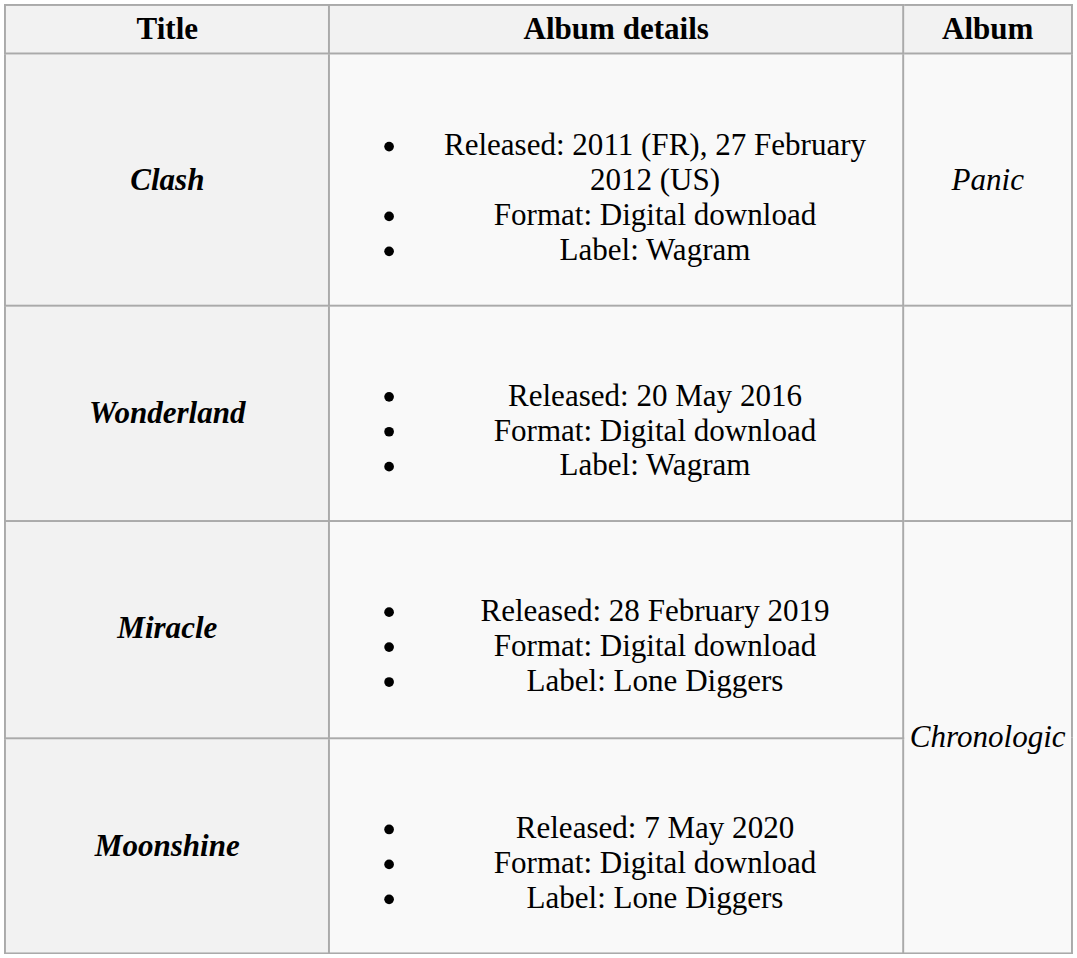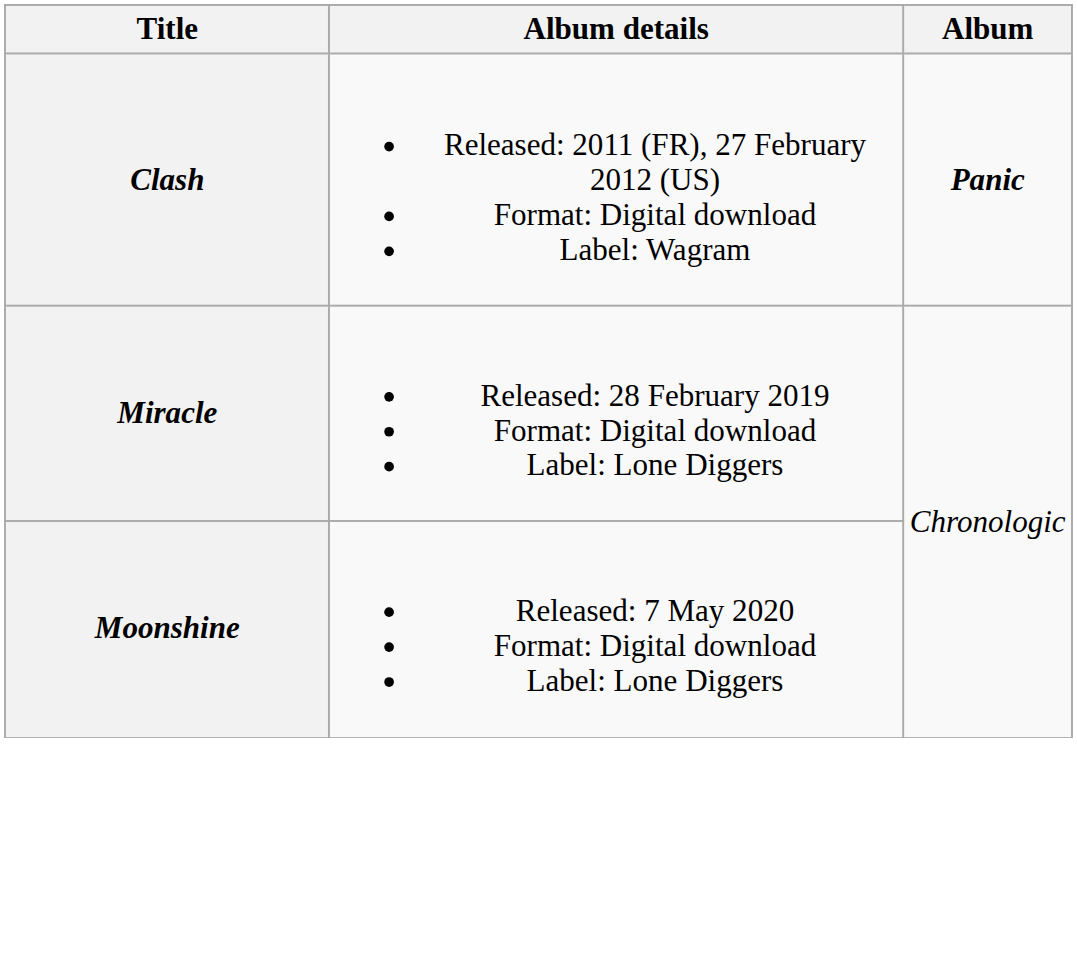(988, 179) normal -> (988, 179) bold
- row: (167, 412)
